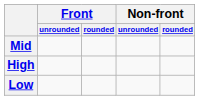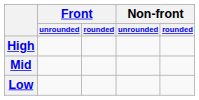rows swapped: (21, 65) <-> (21, 46)
